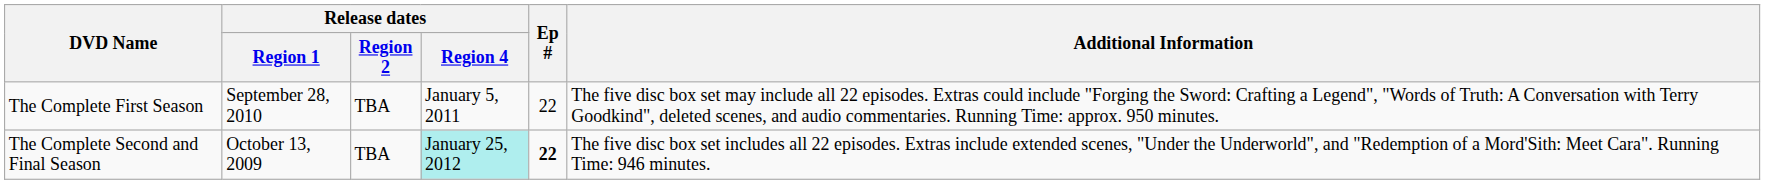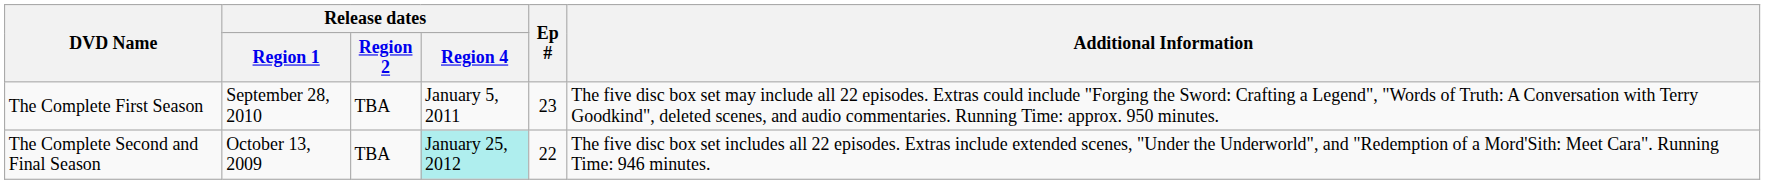(548, 105) 22 -> (548, 105) 23
(548, 154) bold -> (548, 154) normal
